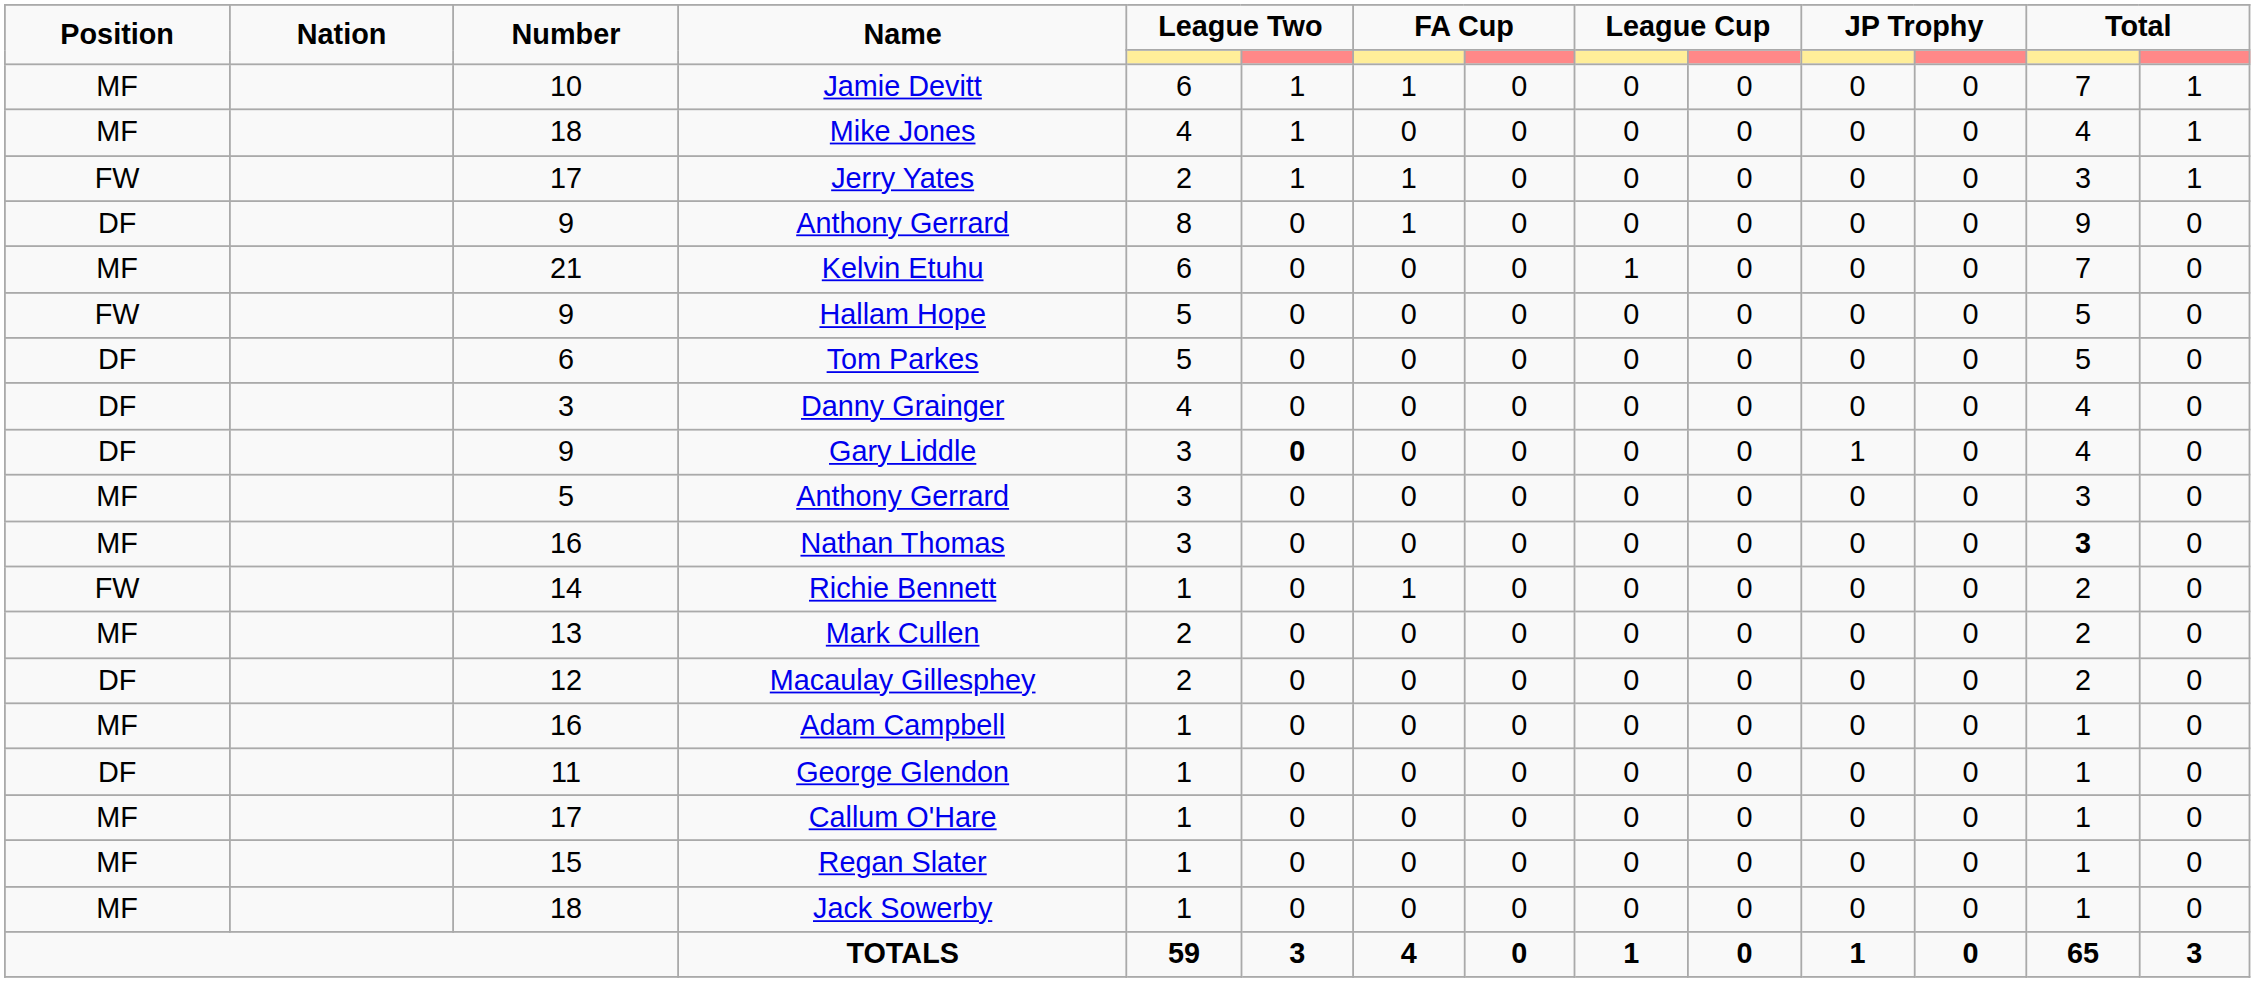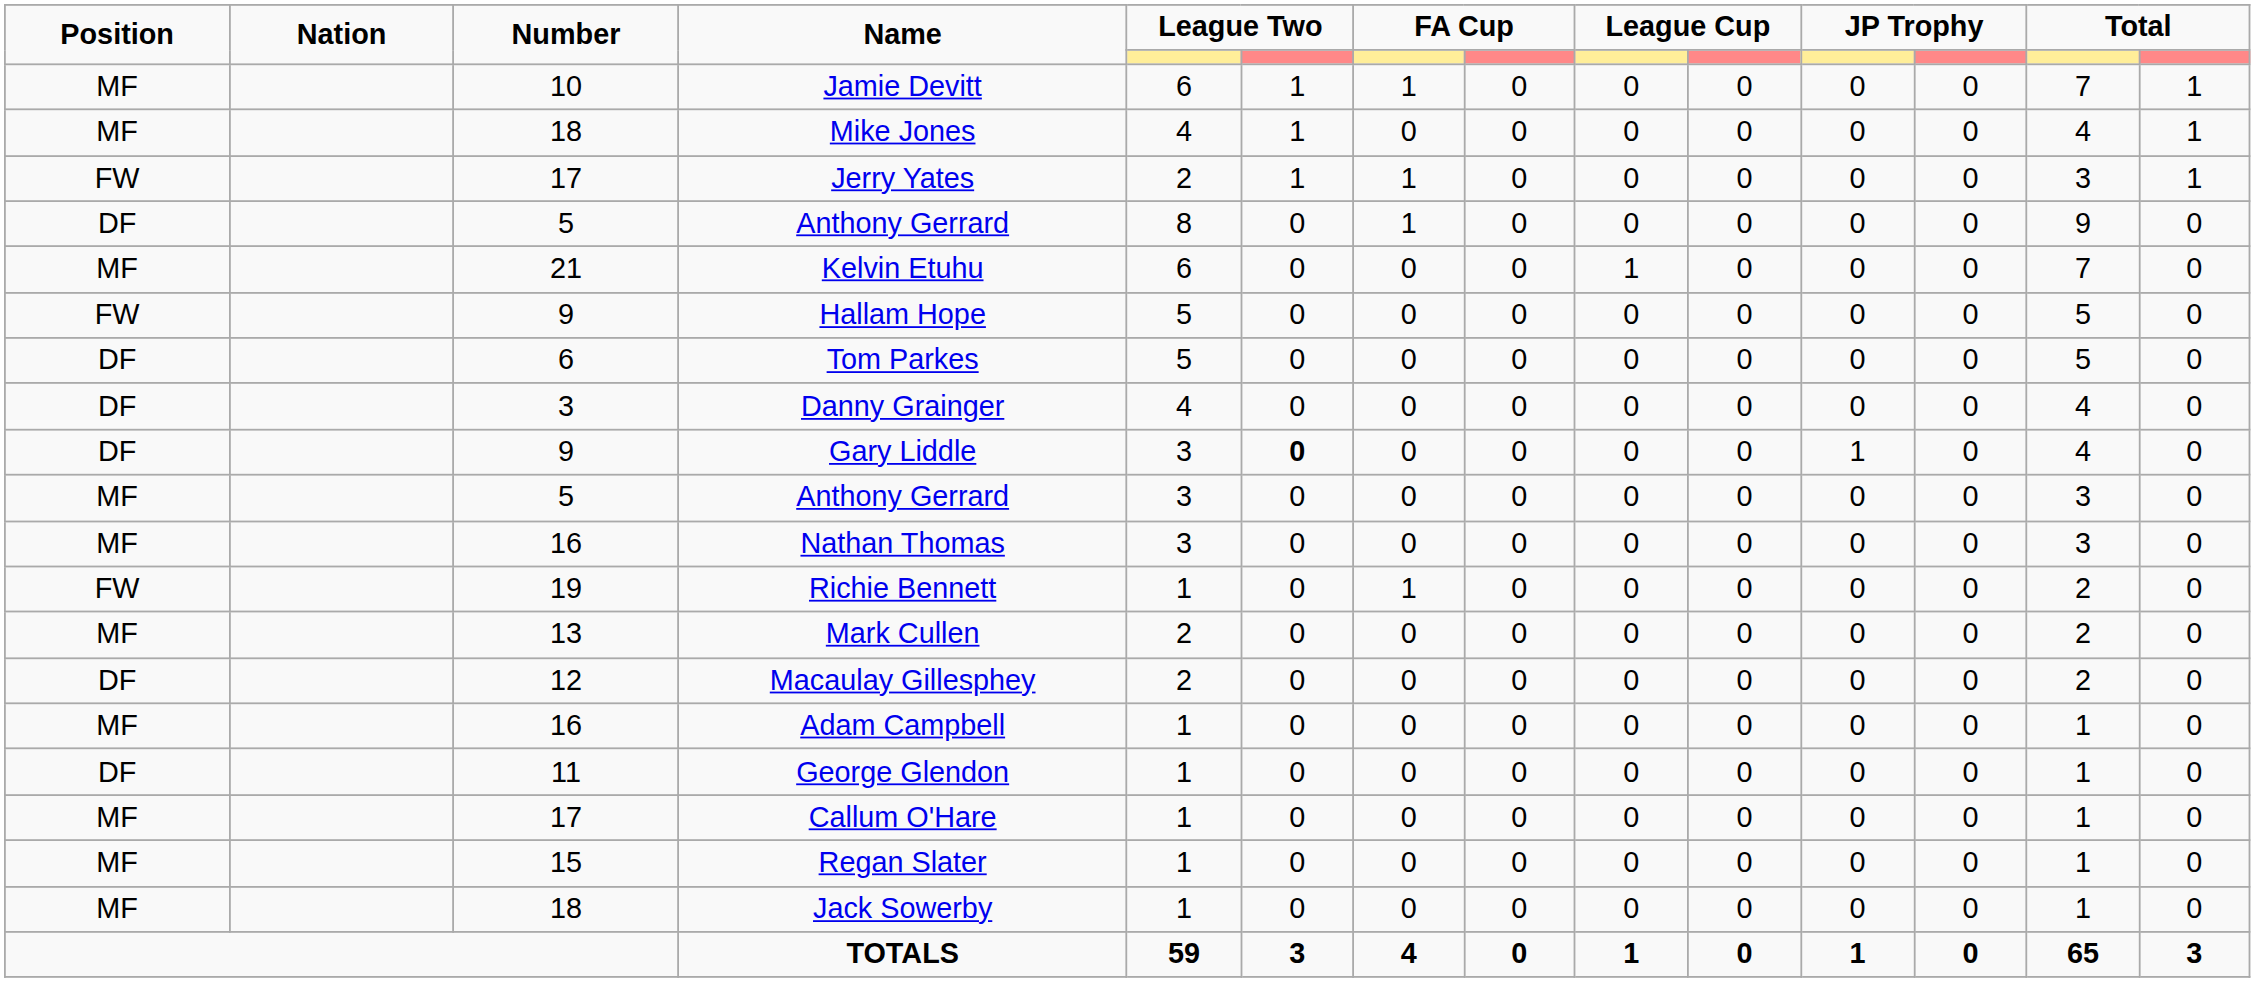(566, 223) 9 -> (566, 223) 5
(2083, 543) bold -> (2083, 543) normal
(566, 588) 14 -> (566, 588) 19
